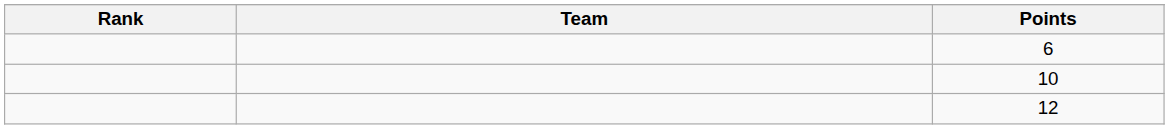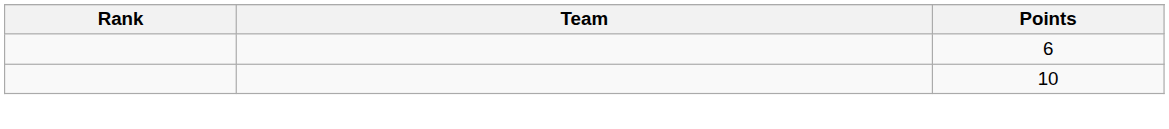- row: (1048, 108)
